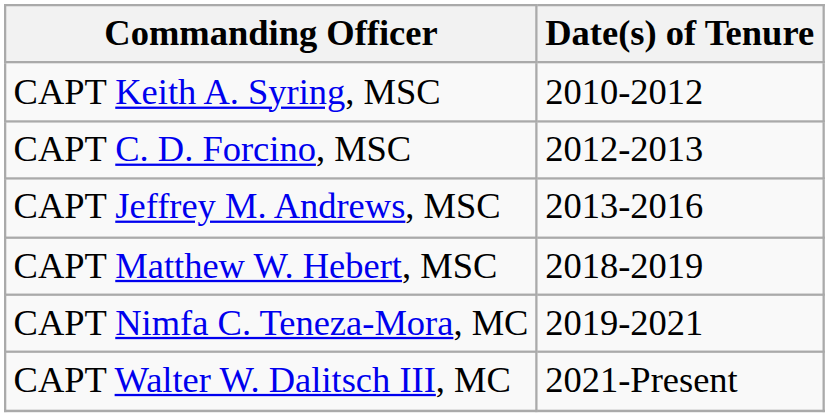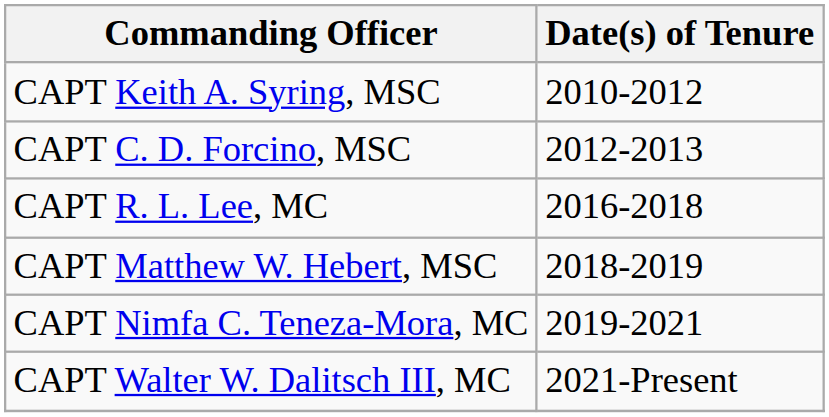- row: (257, 206)
+ row: (171, 206)
